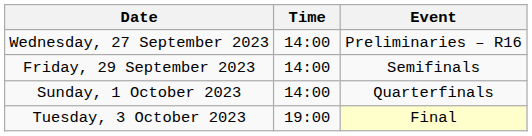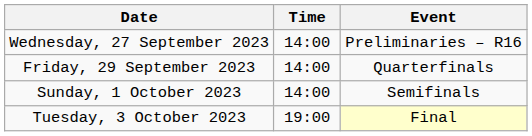(434, 68) Semifinals -> (434, 68) Quarterfinals
(434, 93) Quarterfinals -> (434, 93) Semifinals
